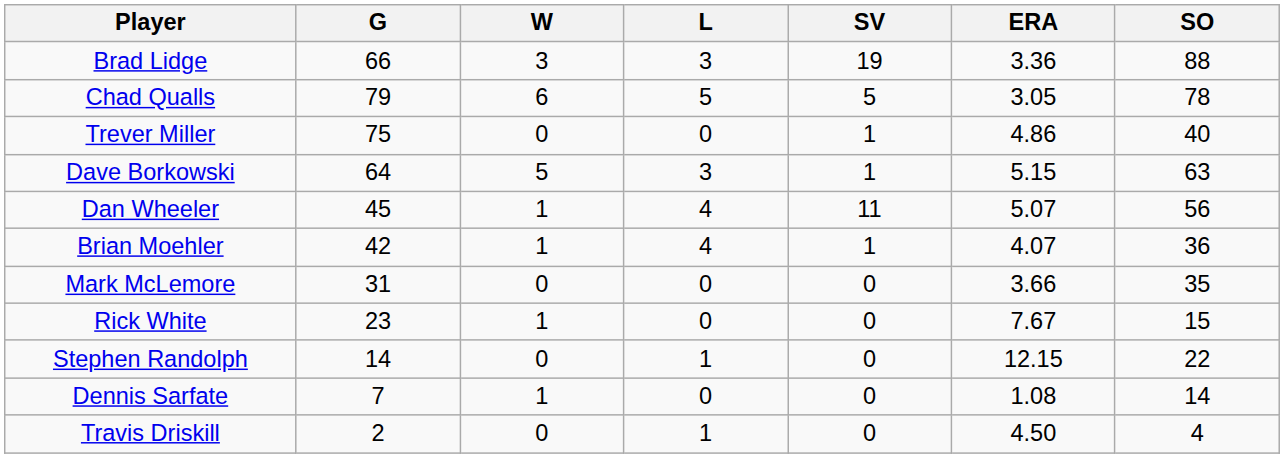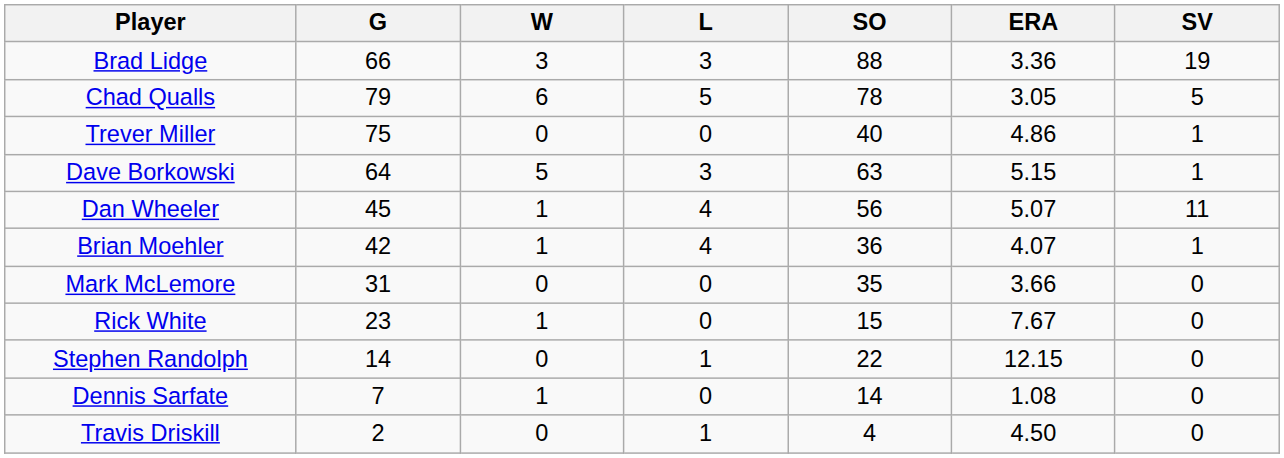columns swapped: (869, 23) <-> (1197, 23)
